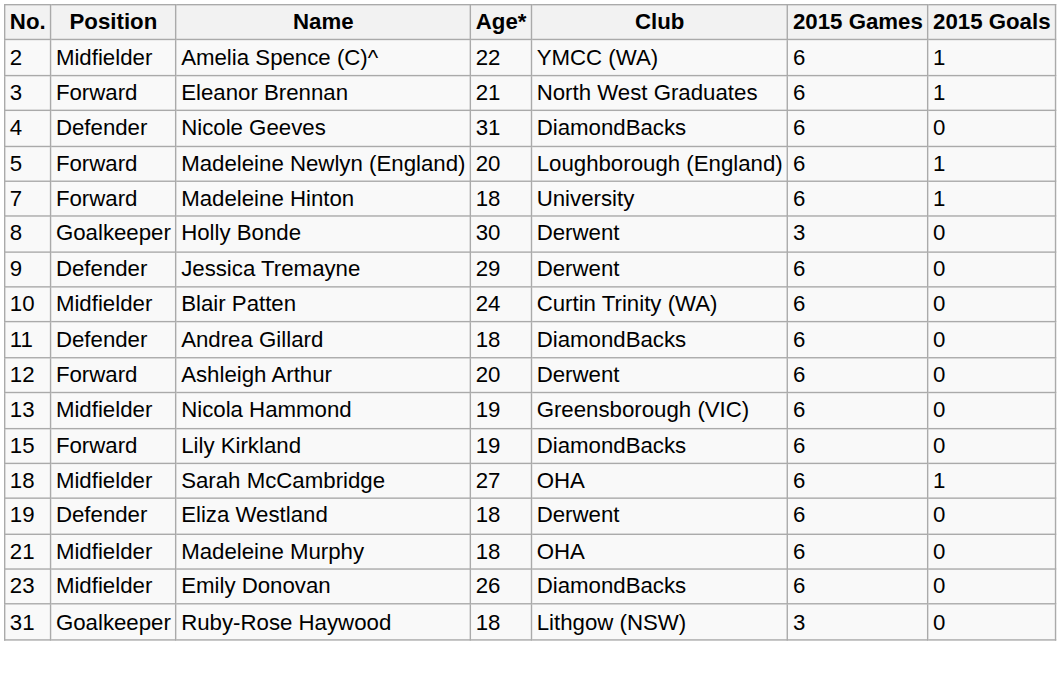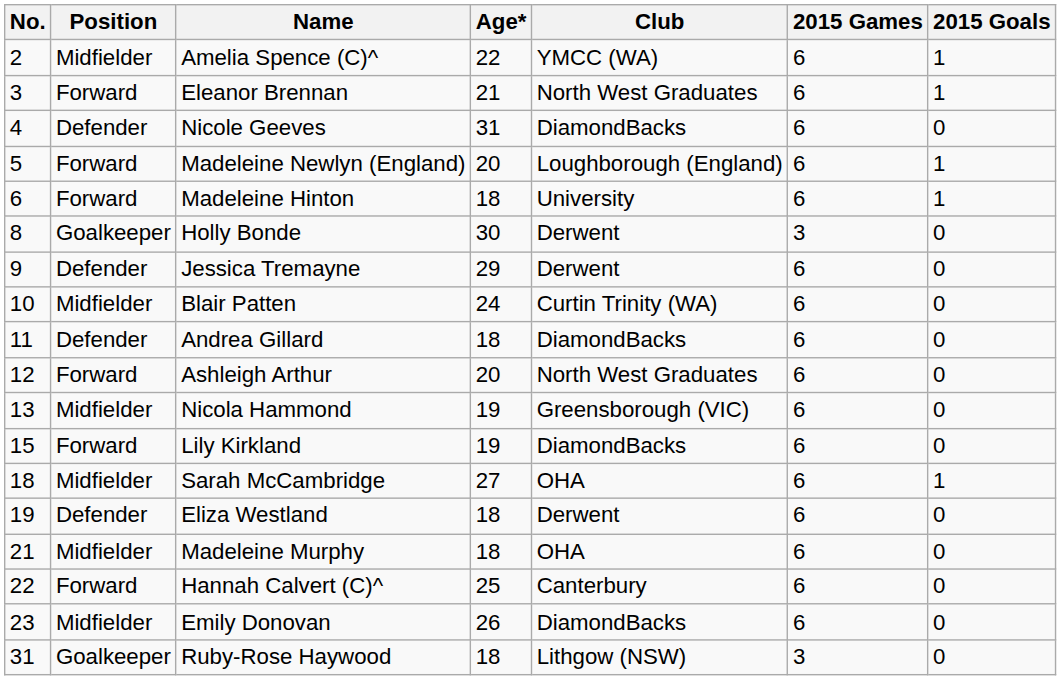(16, 198) 7 -> (16, 198) 6
(578, 374) Derwent -> (647, 374) North West Graduates
+ row: (282, 586)
